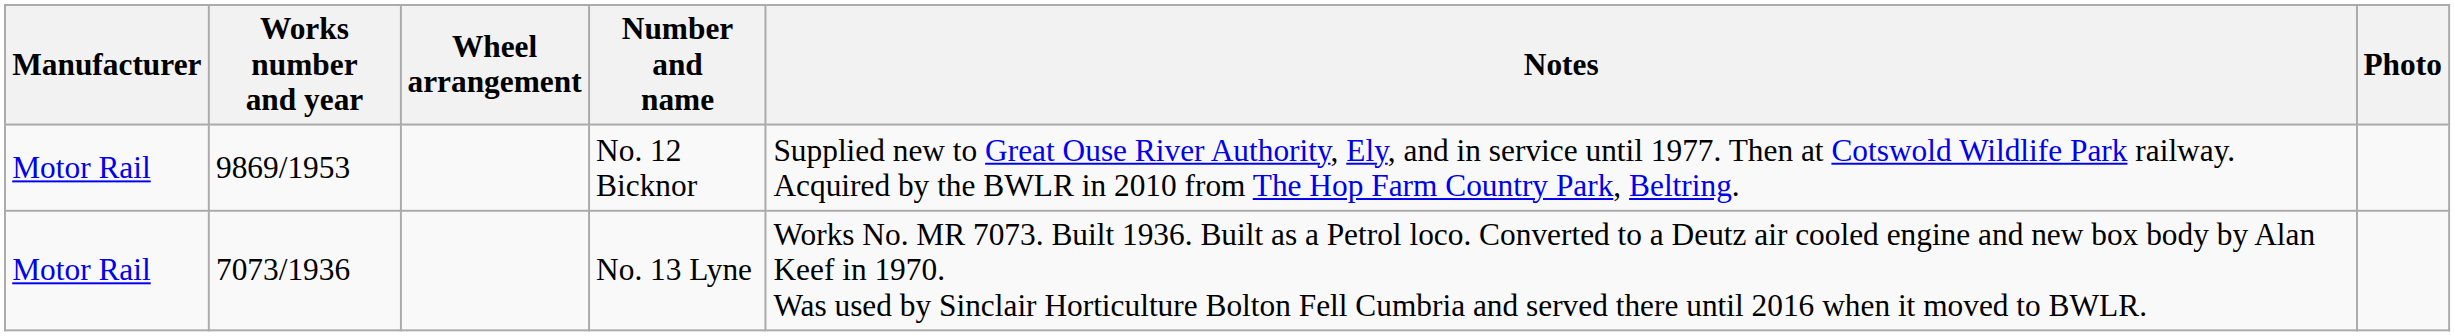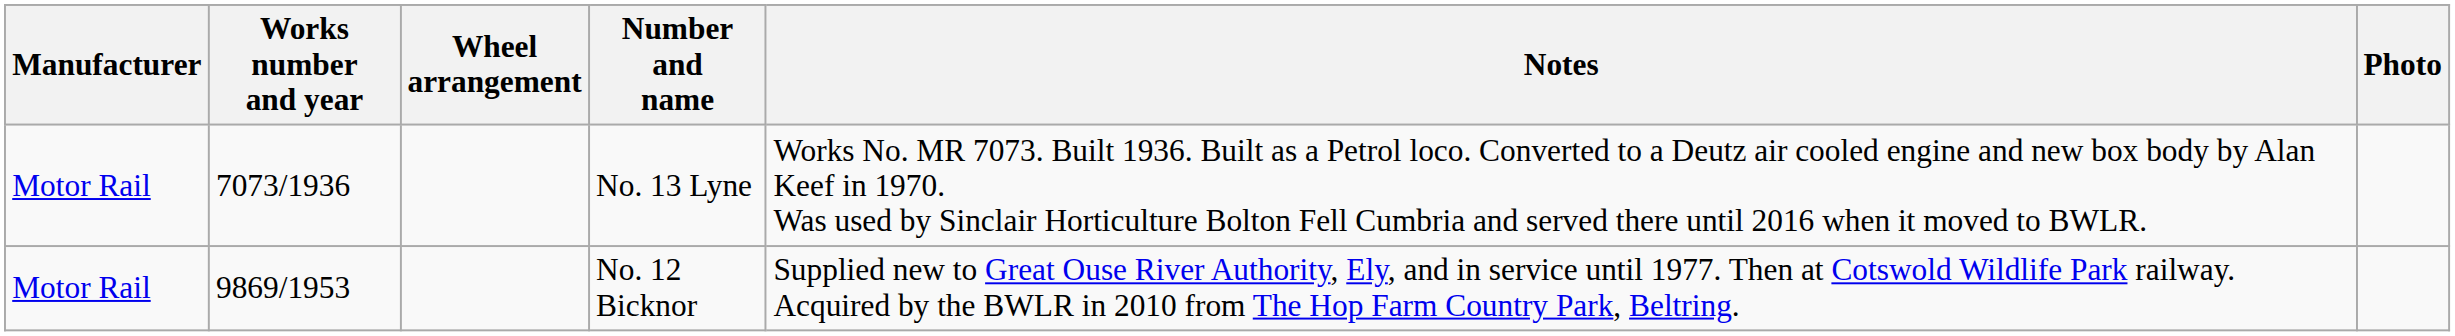rows swapped: (647, 167) <-> (674, 269)
